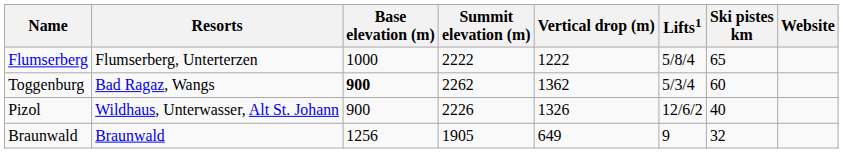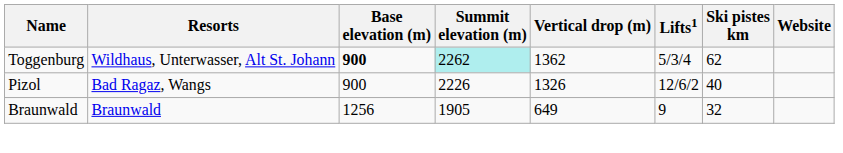- row: (48, 60)
(155, 85) Bad Ragaz, Wangs -> (213, 60) Wildhaus, Unterwasser, Alt St. Johann
(458, 85) no background -> (454, 60) paleturquoise background
(718, 85) 60 -> (714, 60) 62
(217, 110) Wildhaus, Unterwasser, Alt St. Johann -> (151, 85) Bad Ragaz, Wangs
